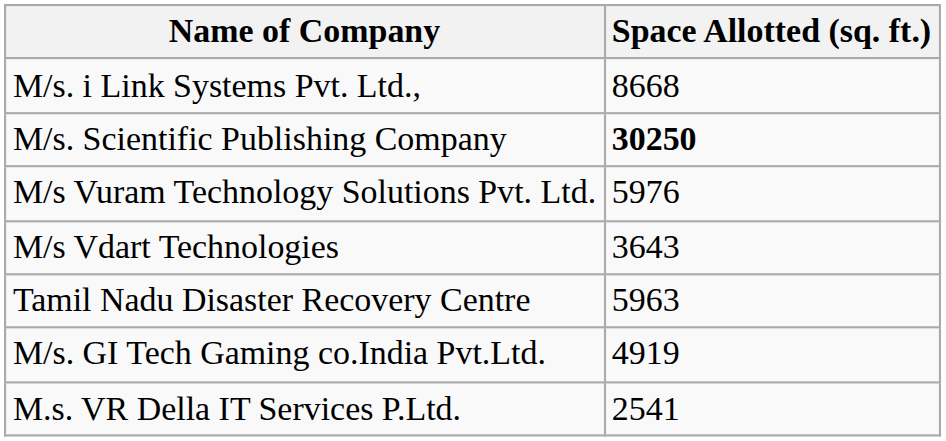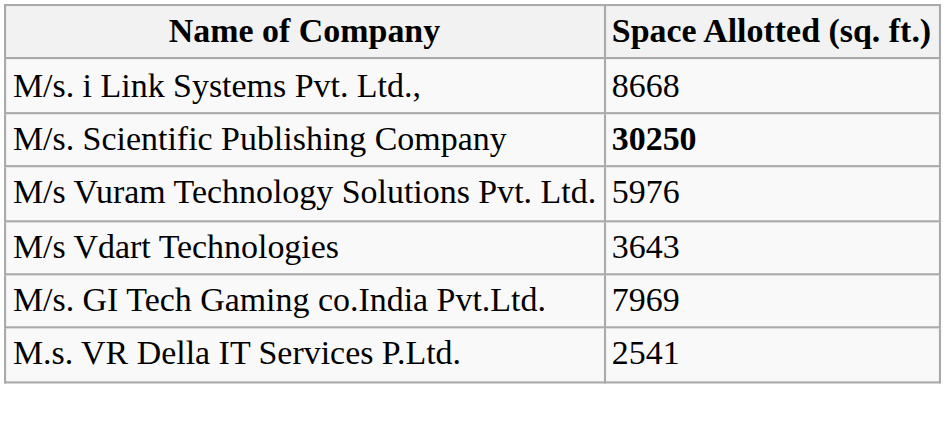- row: (272, 300)
(646, 354) 4919 -> (646, 300) 7969
